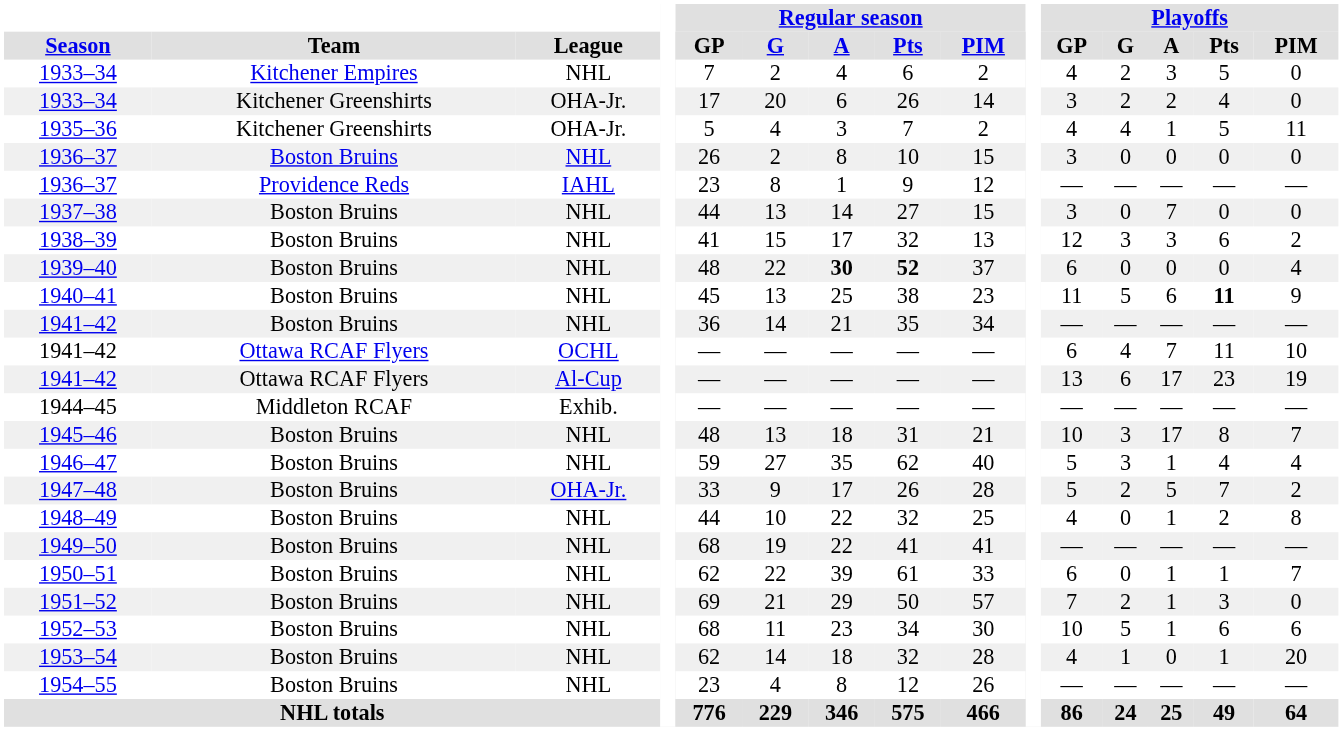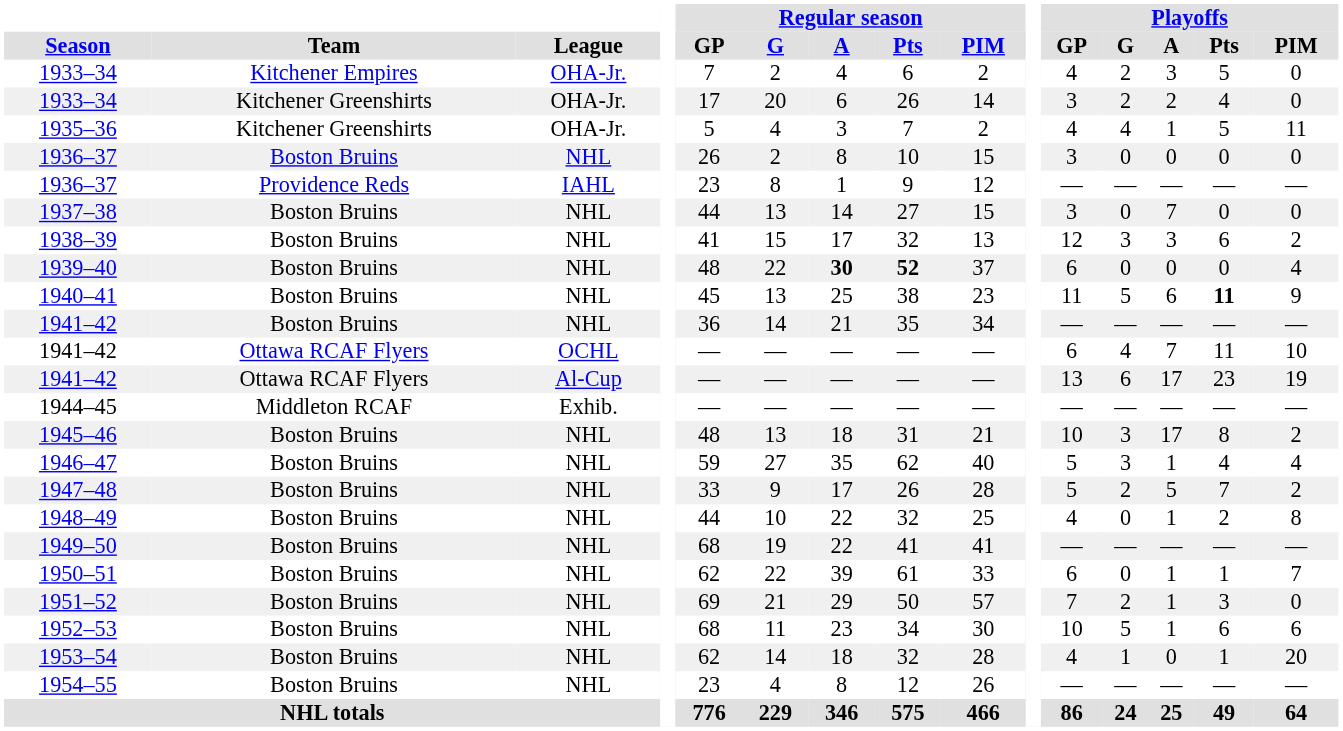(588, 73) NHL -> (588, 73) OHA-Jr.
(1296, 434) 7 -> (1296, 434) 2
(588, 490) OHA-Jr. -> (588, 490) NHL
